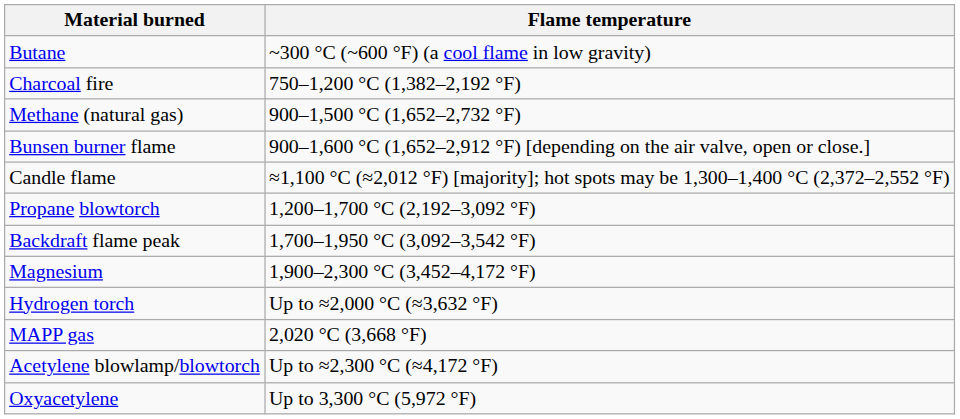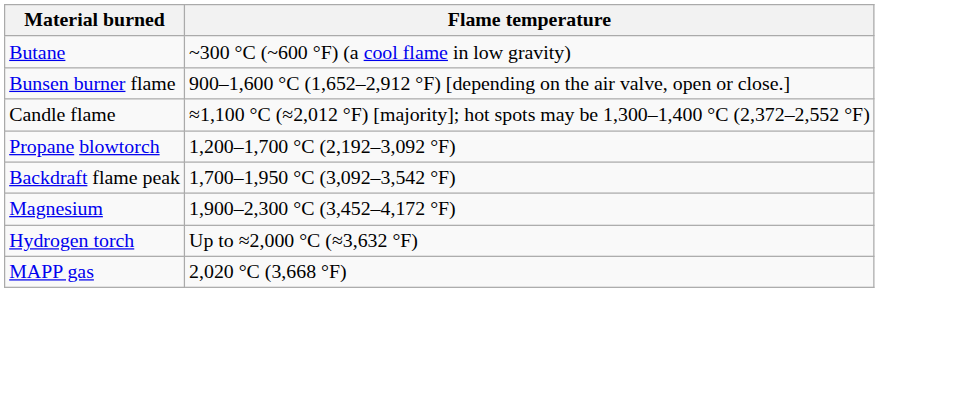- row: (61, 83)
- row: (96, 114)
- row: (135, 366)
- row: (64, 397)
